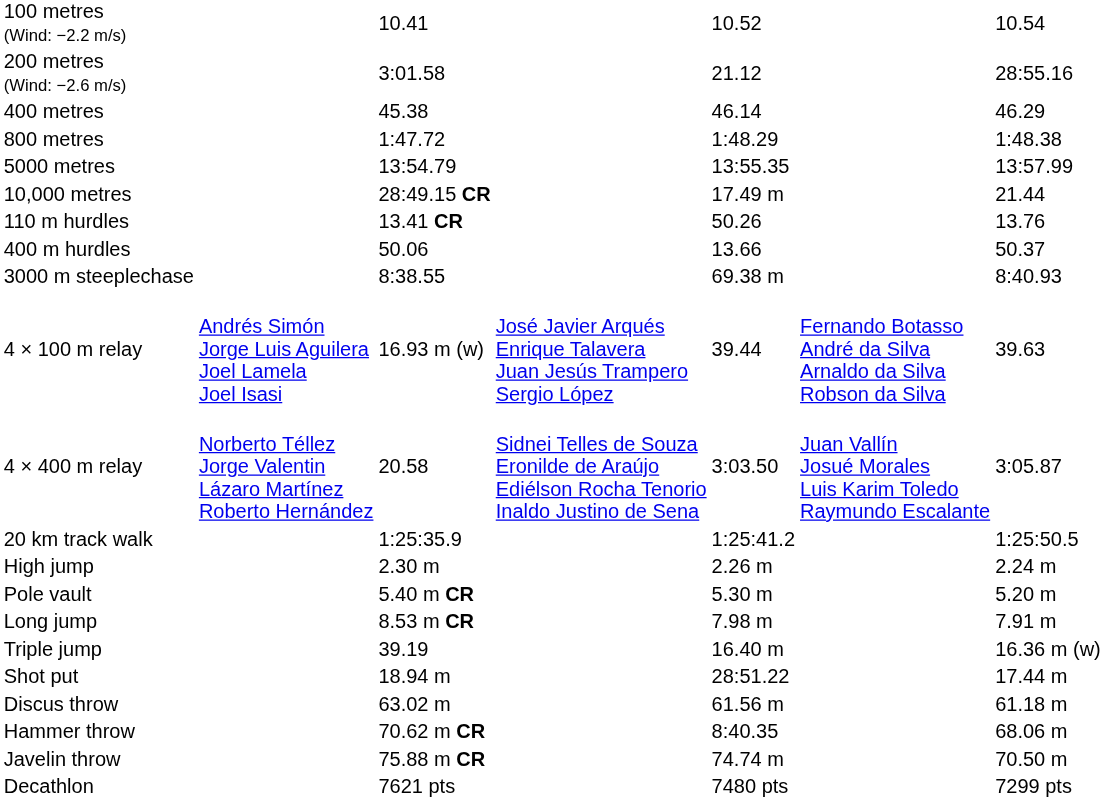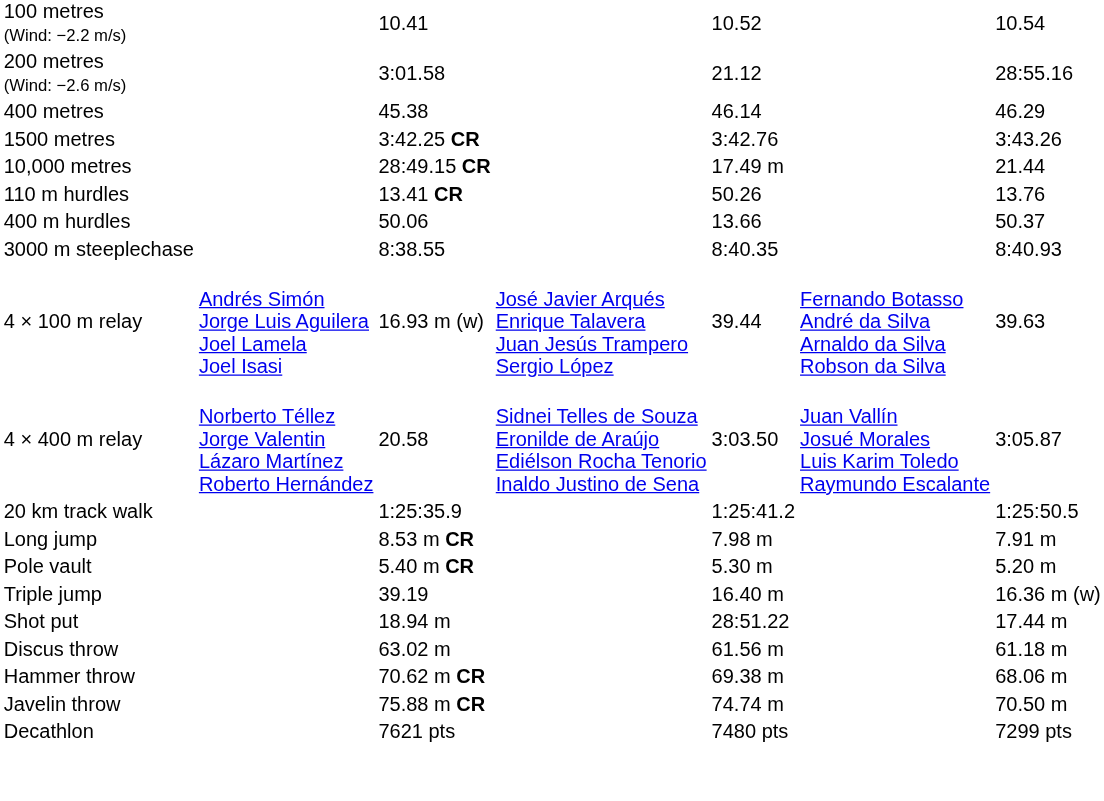- row: (54, 139)
+ row: (59, 139)
- row: (59, 166)
(748, 276) 69.38 m -> (745, 249) 8:40.35
- row: (49, 566)
rows swapped: (48, 594) <-> (50, 621)
(745, 731) 8:40.35 -> (748, 676) 69.38 m
